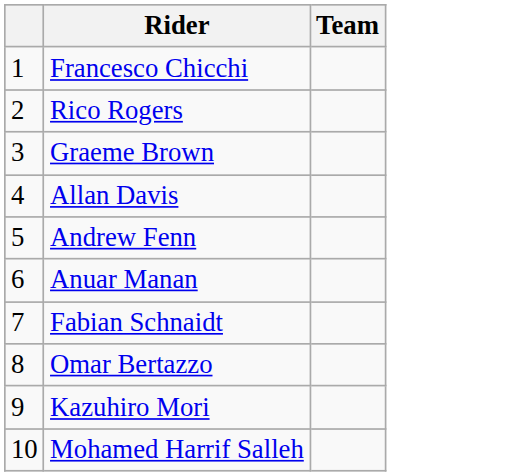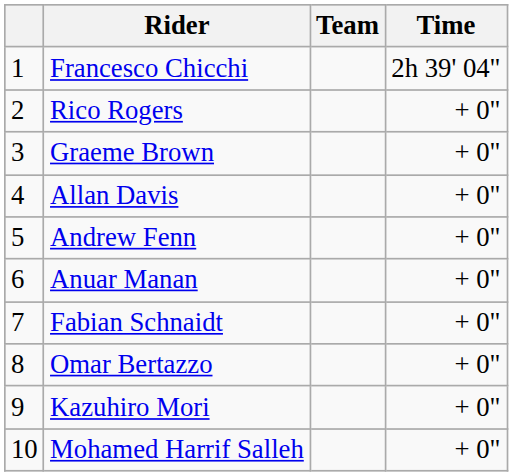+ column: (446, 25)
